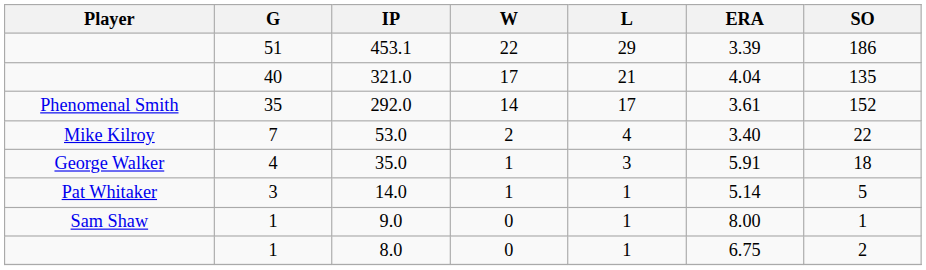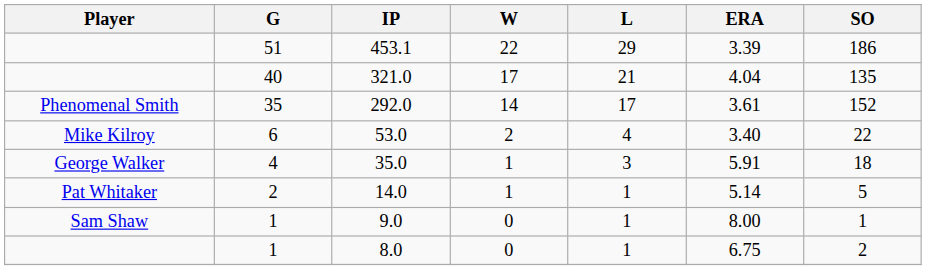(273, 134) 7 -> (273, 134) 6
(273, 192) 3 -> (273, 192) 2
